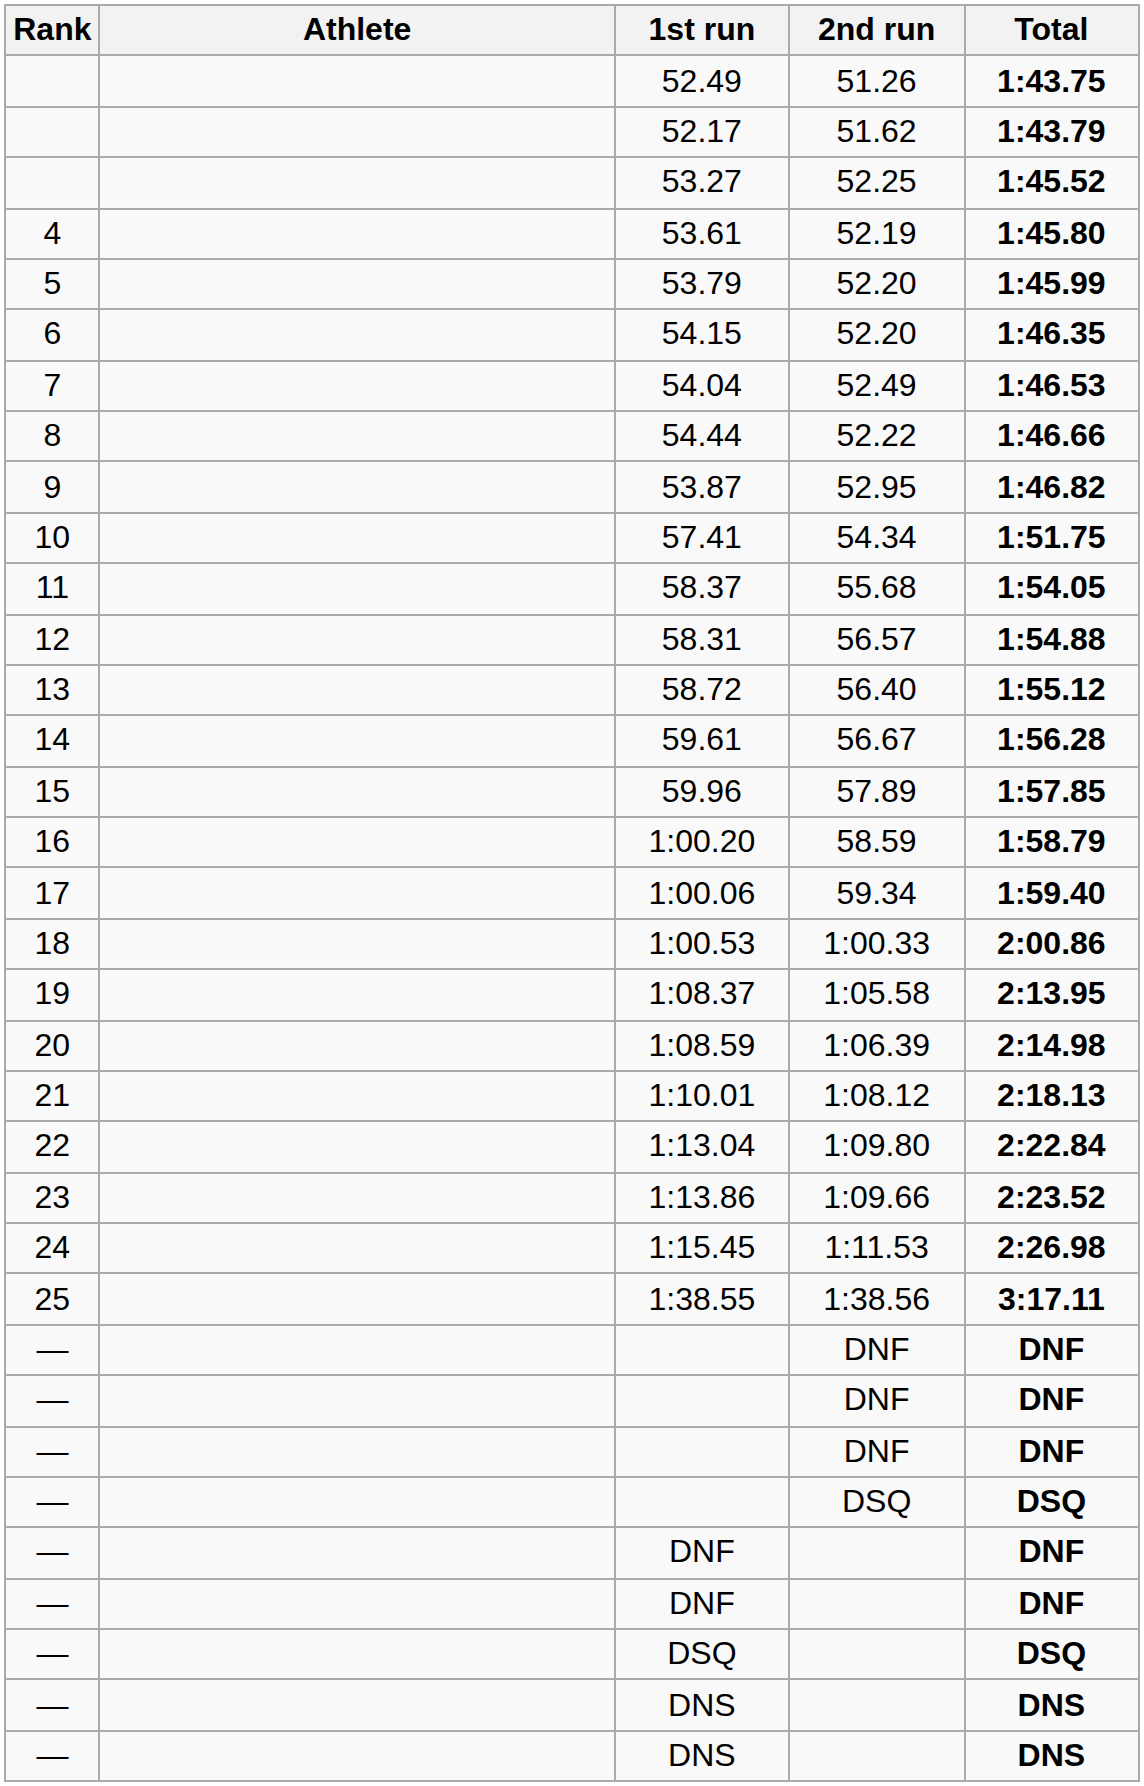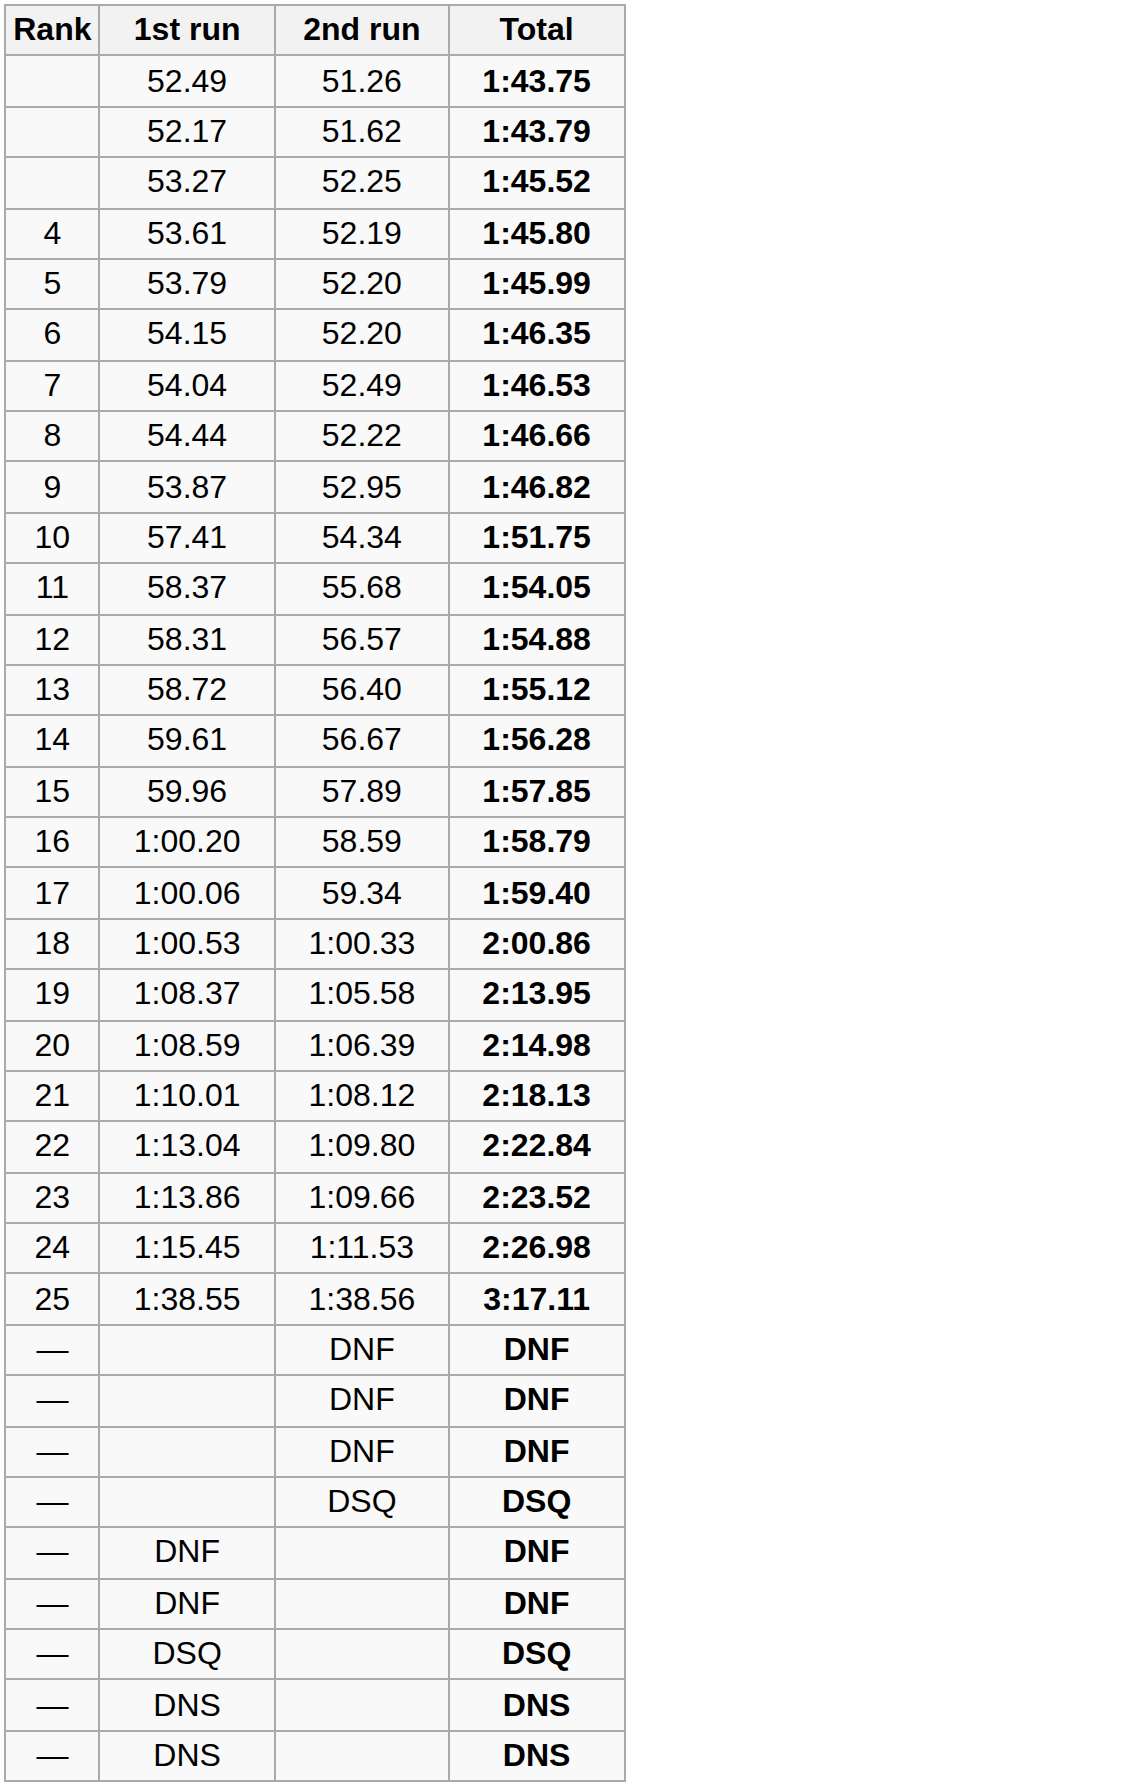- column: (357, 29)
